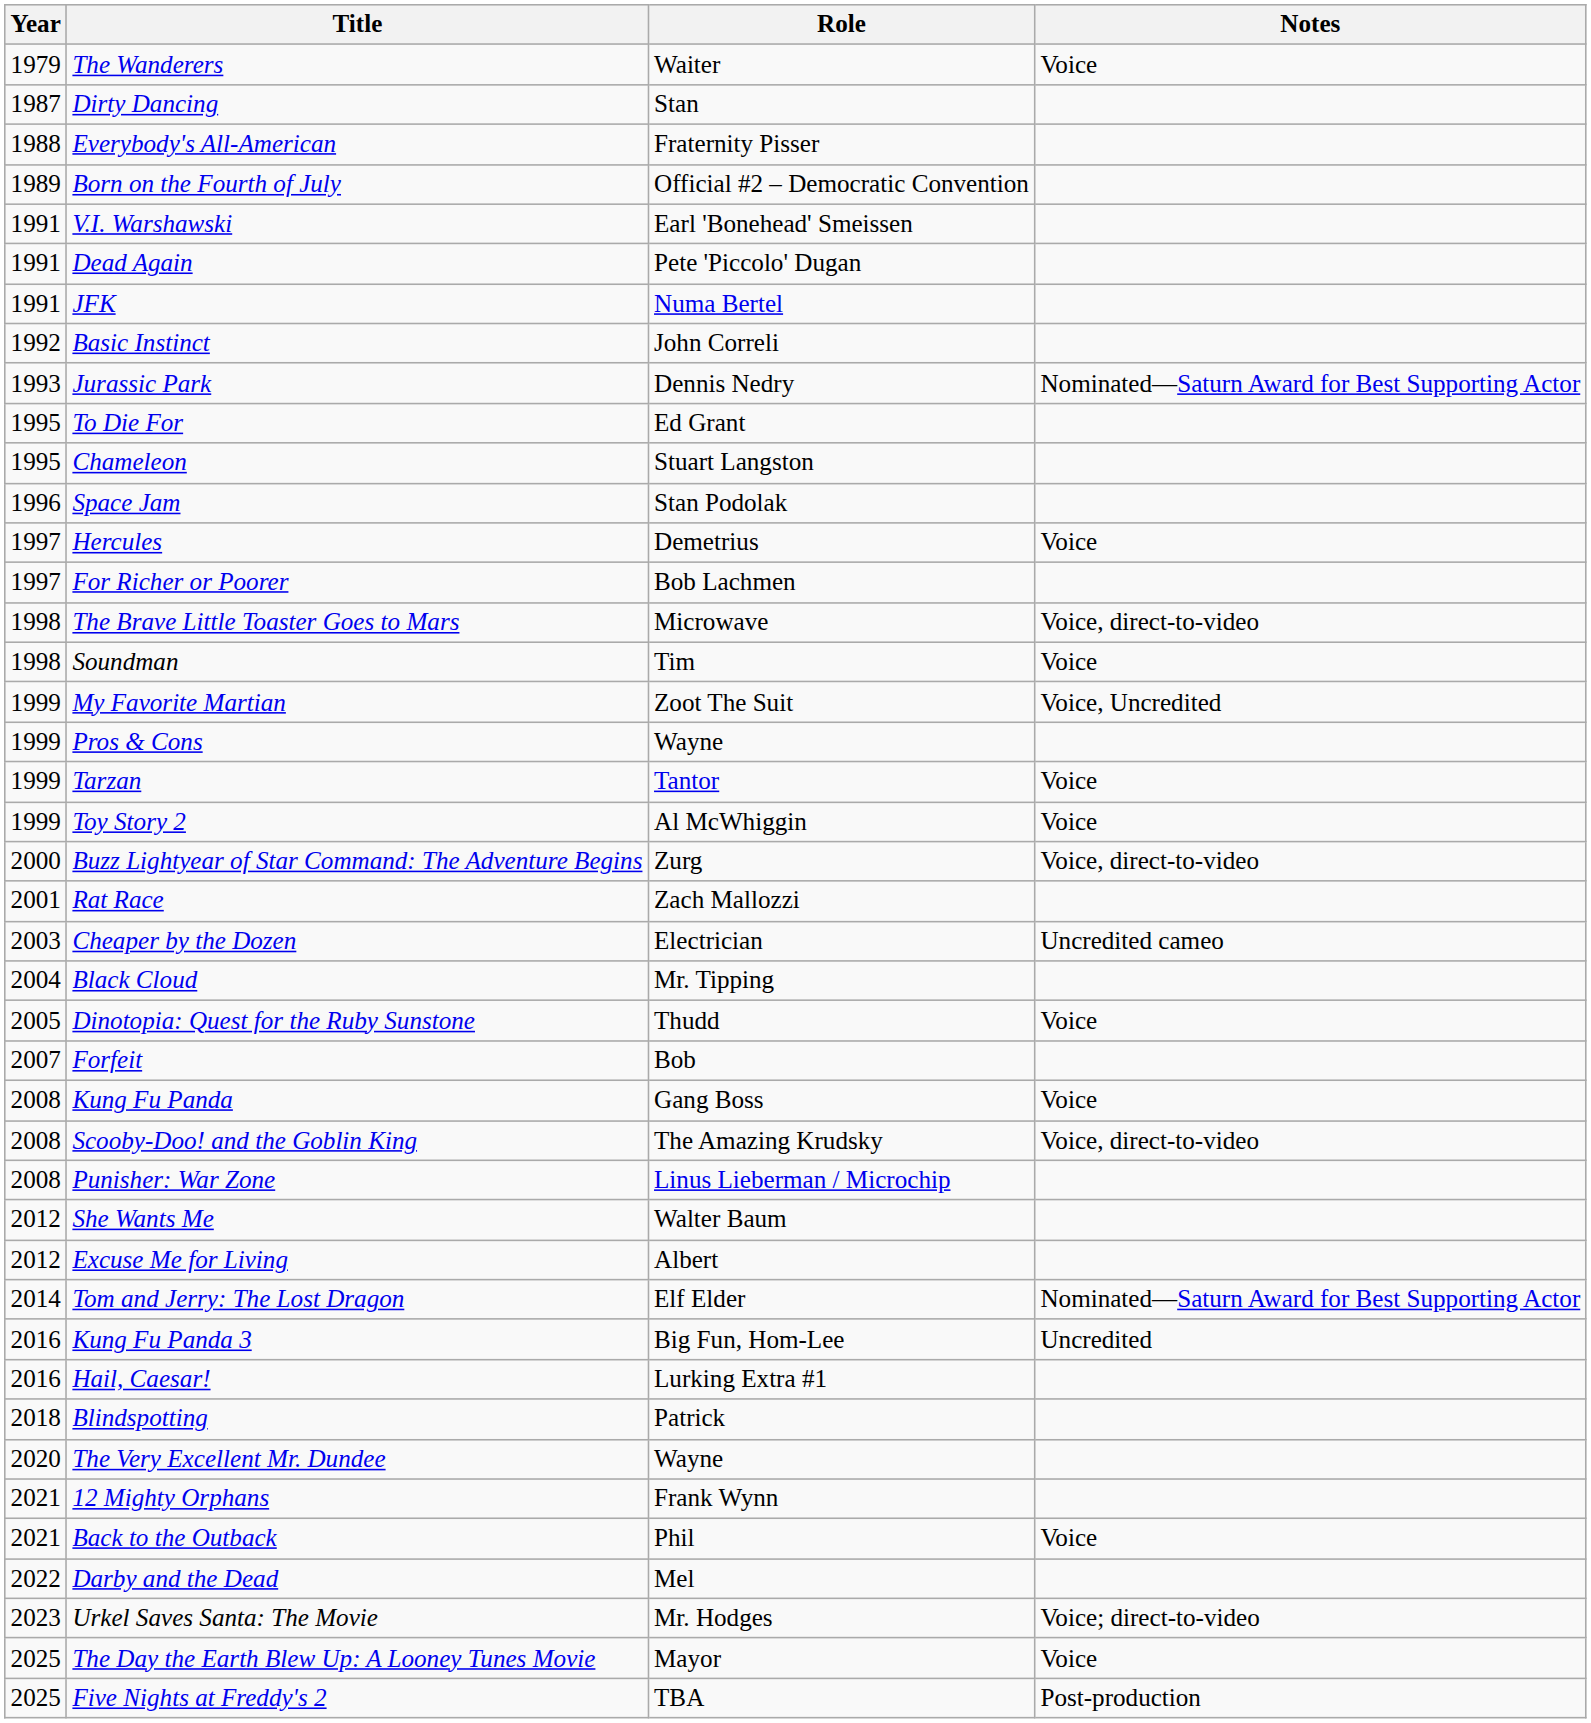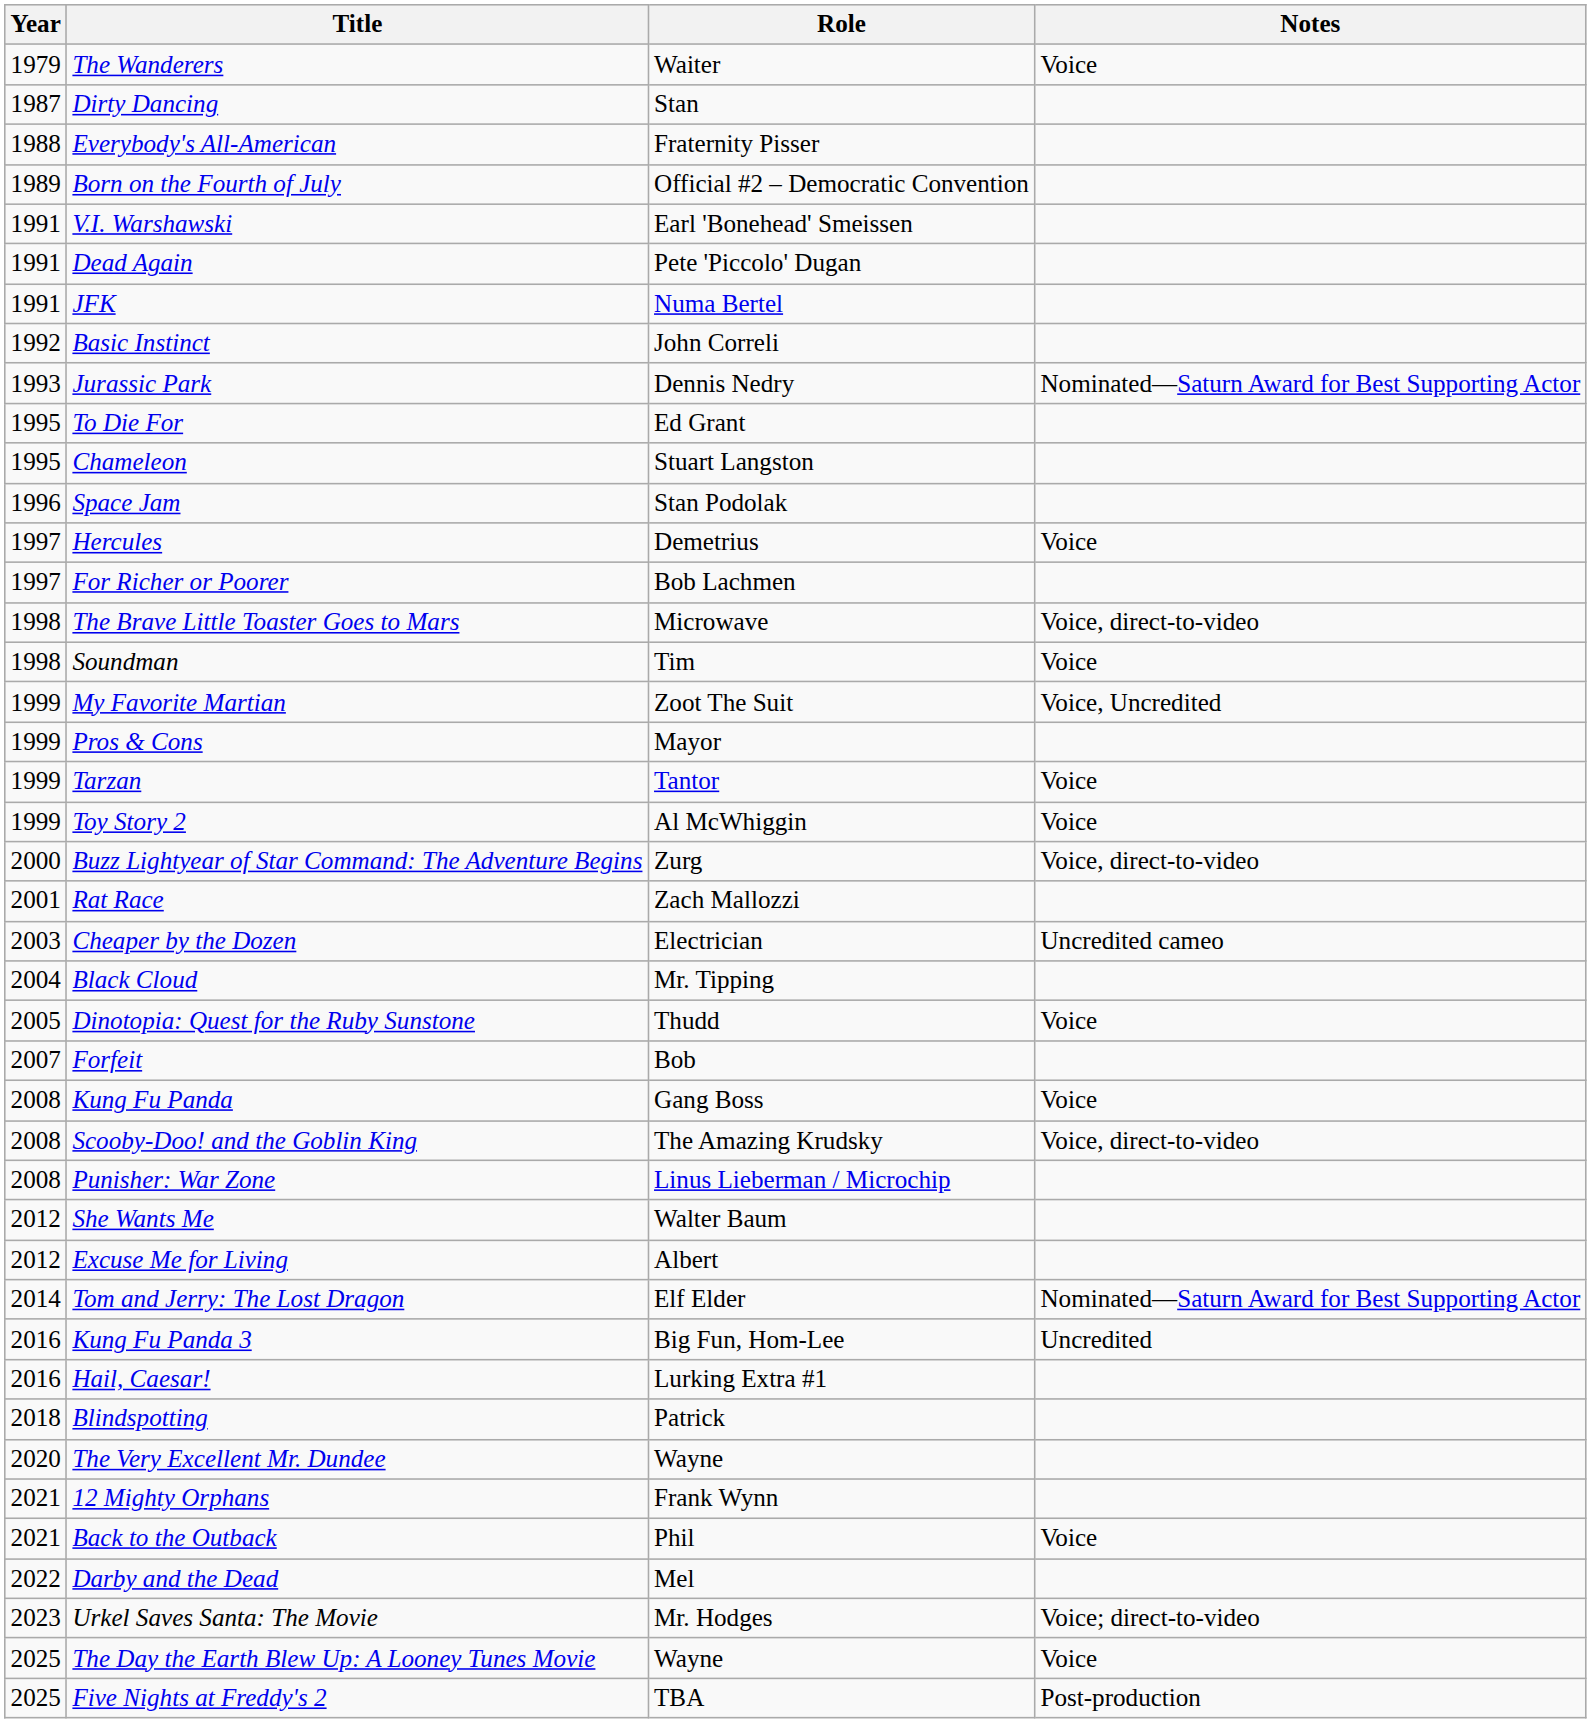(689, 741) Wayne -> (688, 741) Mayor
(688, 1657) Mayor -> (689, 1657) Wayne
